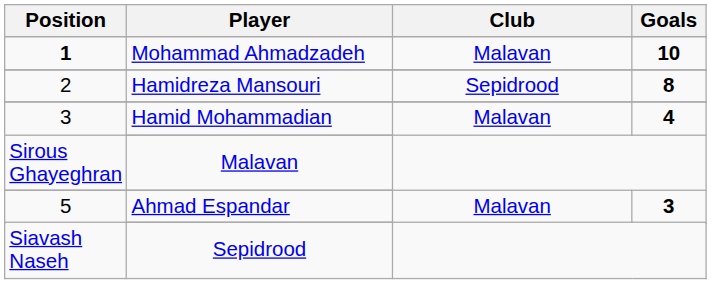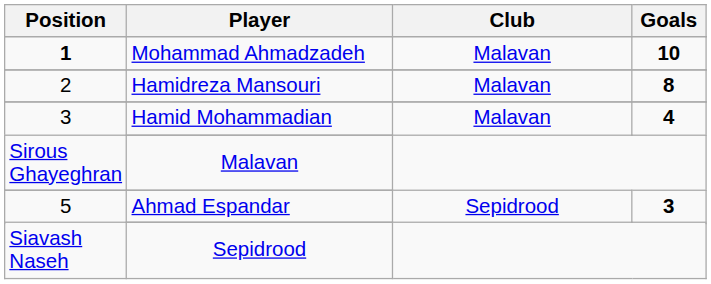(512, 85) Sepidrood -> (512, 85) Malavan
(512, 206) Malavan -> (512, 206) Sepidrood
